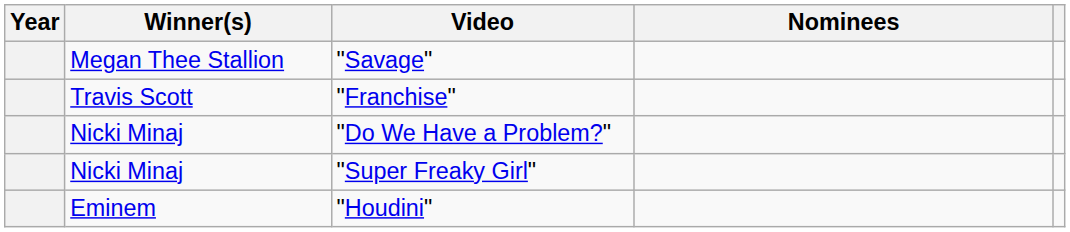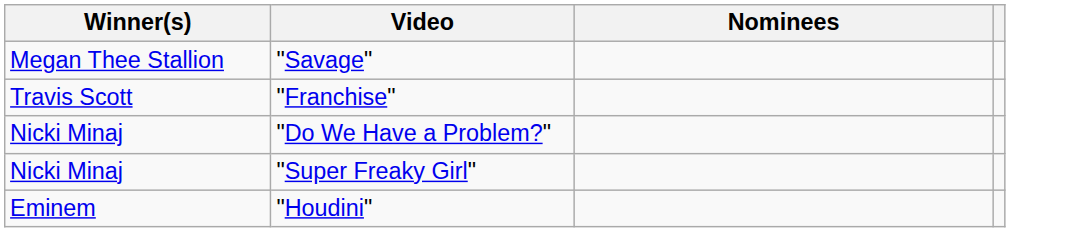- column: (35, 23)
